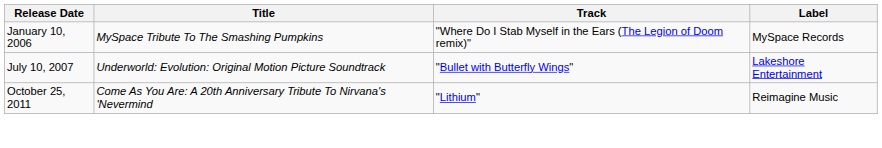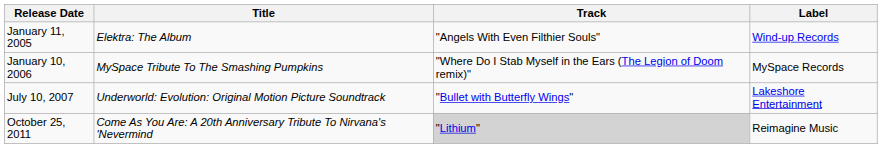+ row: (36, 37)
(458, 98) no background -> (458, 128) lightgrey background
